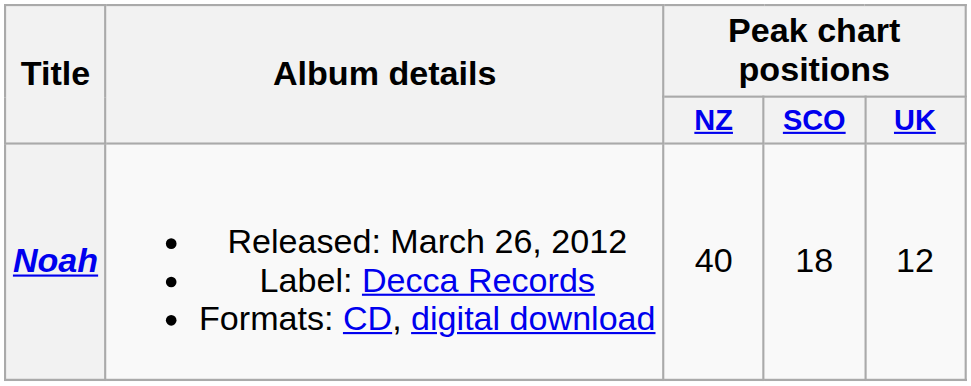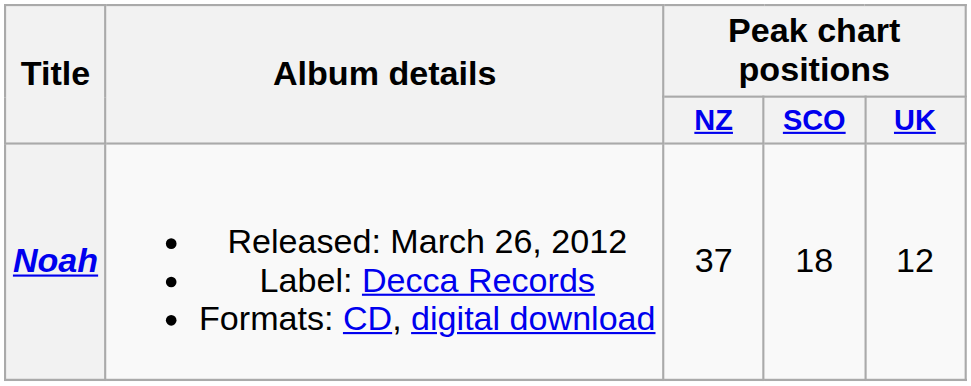(714, 261) 40 -> (714, 261) 37
